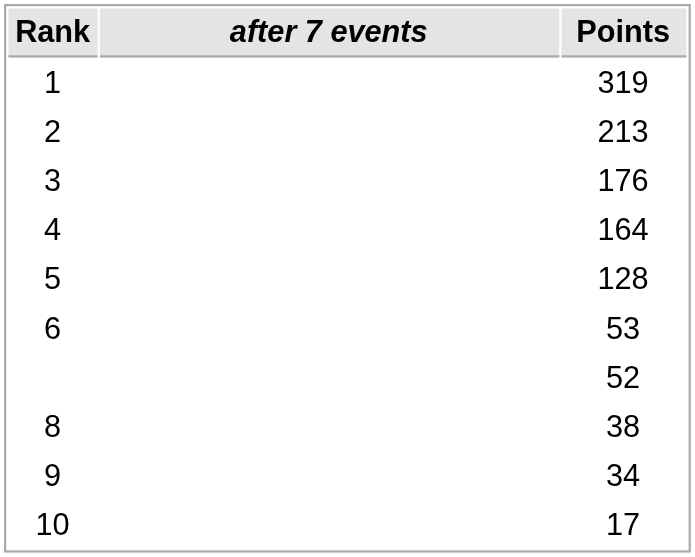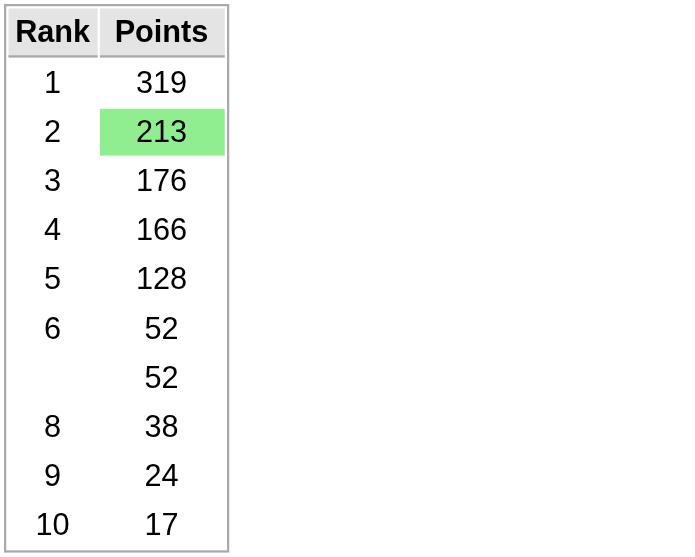- column: (329, 32)
(623, 132) no background -> (161, 132) lightgreen background
(623, 230) 164 -> (161, 230) 166
(623, 328) 53 -> (161, 328) 52
(623, 476) 34 -> (161, 476) 24
